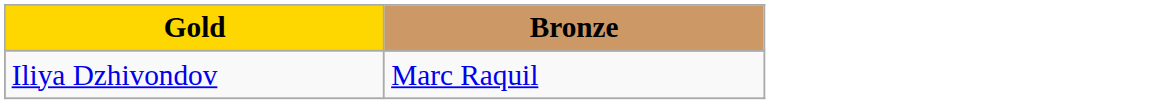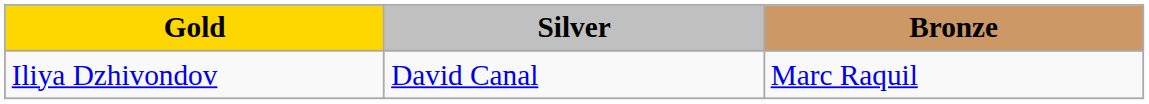+ column: (574, 27)
